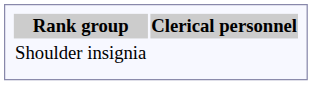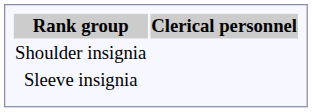+ row: (81, 80)
